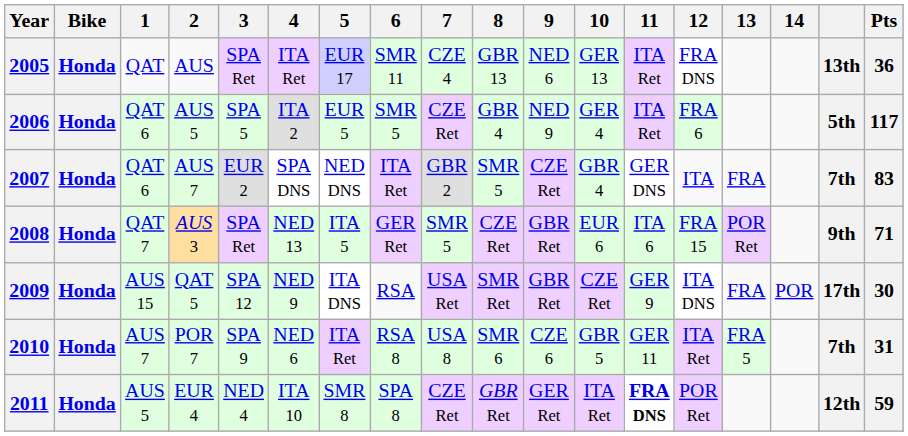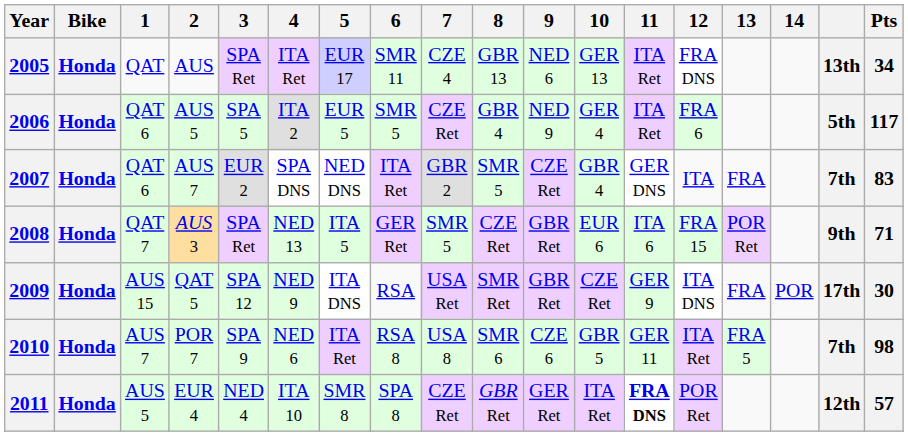(884, 65) 36 -> (884, 65) 34
(884, 346) 31 -> (884, 346) 98
(884, 403) 59 -> (884, 403) 57
